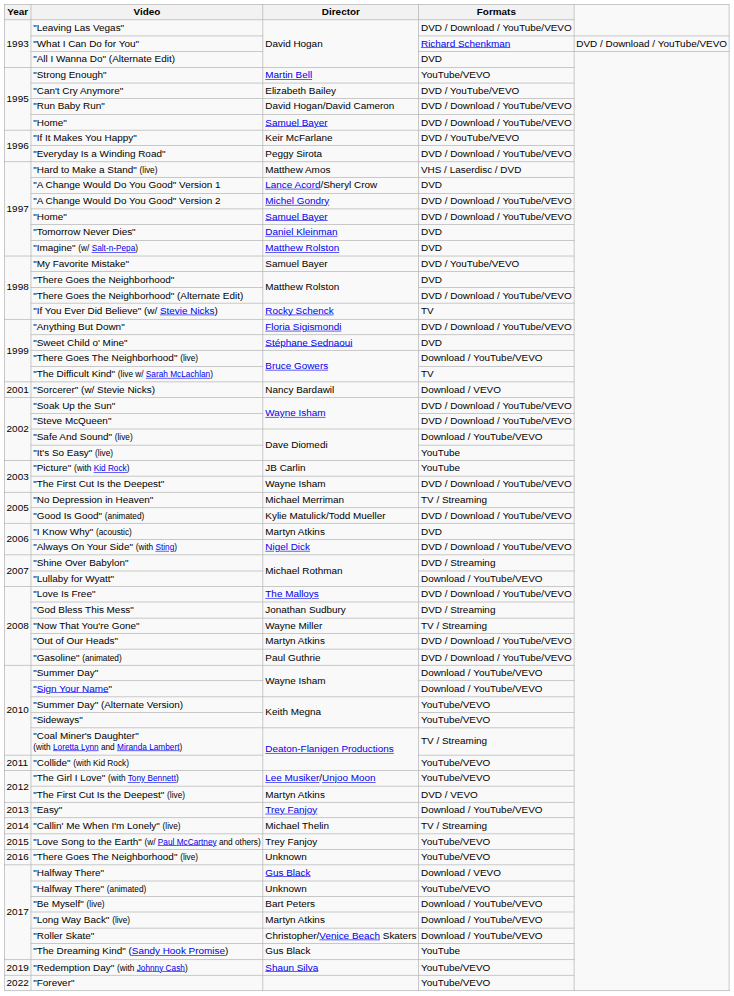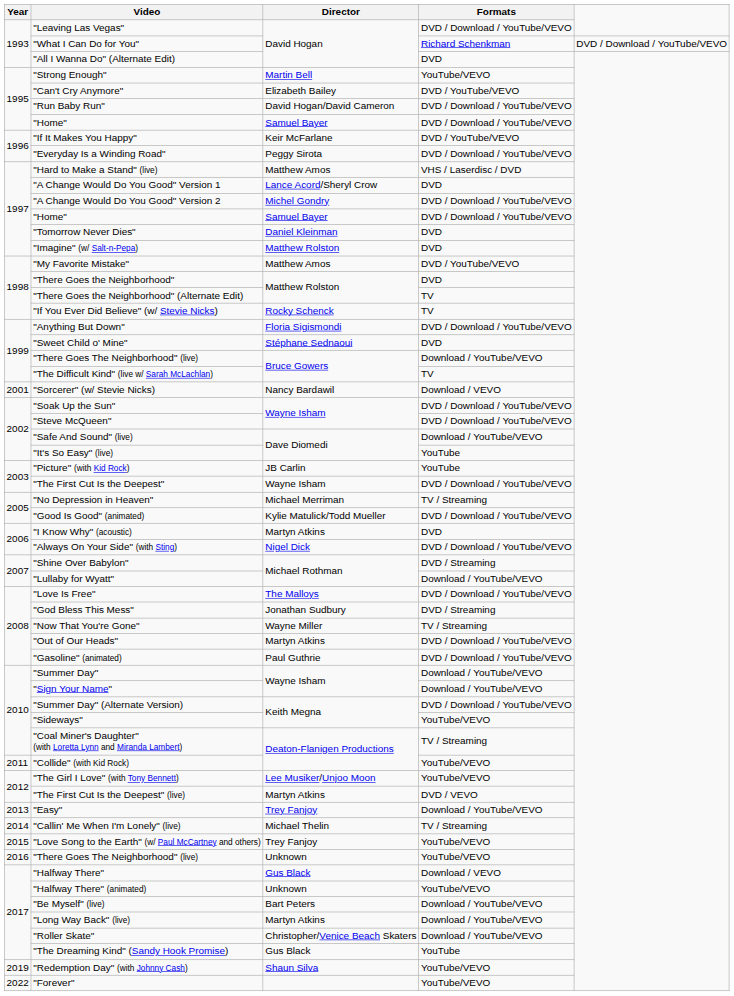(296, 264) Samuel Bayer -> (298, 264) Matthew Amos
(496, 295) DVD / Download / YouTube/VEVO -> (427, 295) TV
(456, 704) YouTube/VEVO -> (496, 704) DVD / Download / YouTube/VEVO
